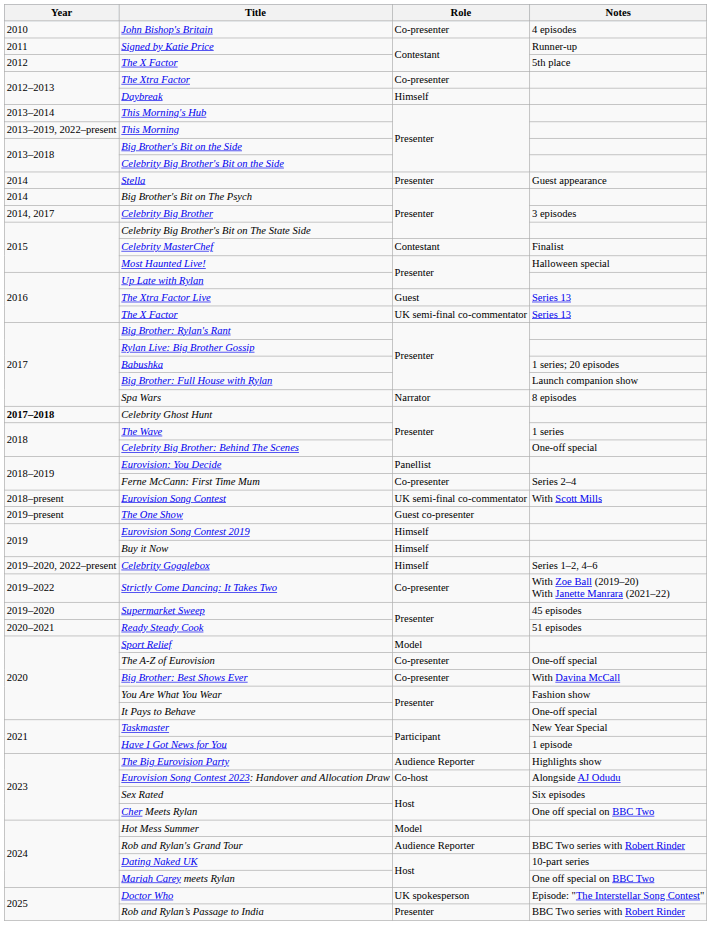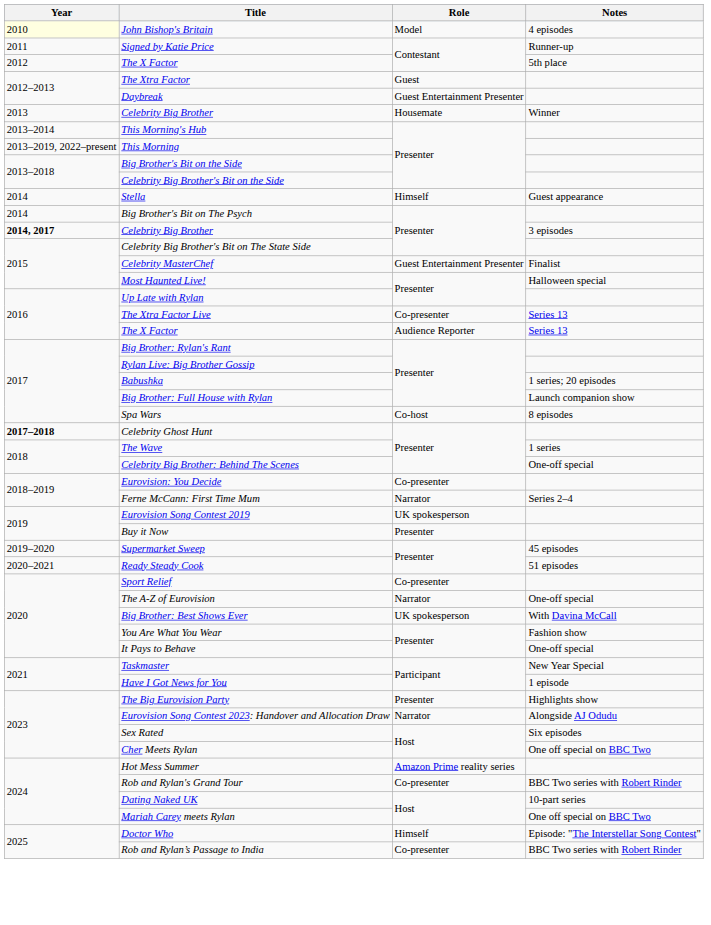(17, 29) no background -> (17, 29) lightyellow background
(422, 29) Co-presenter -> (408, 29) Model
(422, 79) Co-presenter -> (407, 79) Guest
(412, 96) Himself -> (459, 96) Guest Entertainment Presenter
+ row: (167, 113)
(414, 180) Presenter -> (412, 197) Himself
(31, 213) normal -> (31, 230) bold
(417, 247) Contestant -> (459, 264) Guest Entertainment Presenter
(407, 297) Guest -> (422, 314) Co-presenter
(461, 314) UK semi-final co-commentator -> (435, 331) Audience Reporter
(412, 398) Narrator -> (411, 414) Co-host
(413, 465) Panellist -> (422, 481) Co-presenter
(422, 481) Co-presenter -> (412, 498) Narrator
- row: (174, 498)
- row: (152, 515)
(412, 532) Himself -> (432, 515) UK spokesperson
(412, 548) Himself -> (414, 532) Presenter
- row: (165, 565)
- row: (199, 588)
(408, 644) Model -> (422, 582) Co-presenter
(422, 661) Co-presenter -> (412, 599) Narrator
(422, 677) Co-presenter -> (432, 615) UK spokesperson
(435, 761) Audience Reporter -> (414, 699) Presenter
(411, 778) Co-host -> (412, 716) Narrator
(408, 828) Model -> (455, 766) Amazon Prime reality series
(435, 845) Audience Reporter -> (422, 783) Co-presenter
(432, 895) UK spokesperson -> (412, 833) Himself
(414, 912) Presenter -> (422, 850) Co-presenter
